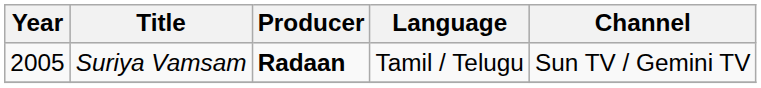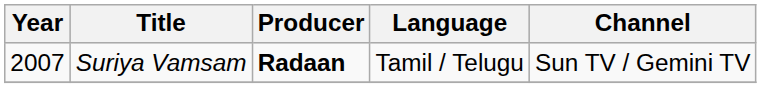(37, 62) 2005 -> (37, 62) 2007
